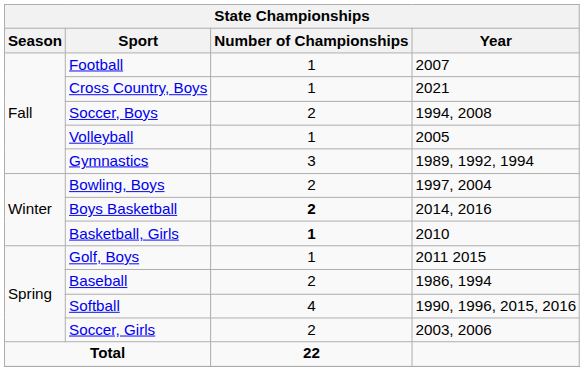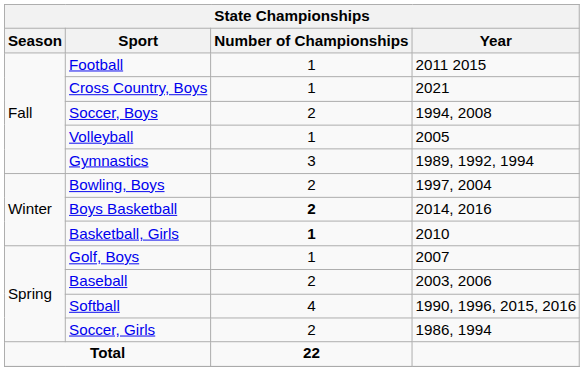(432, 64) 2007 -> (451, 64) 2011 2015
(451, 257) 2011 2015 -> (432, 257) 2007
(454, 281) 1986, 1994 -> (454, 281) 2003, 2006
(454, 329) 2003, 2006 -> (454, 329) 1986, 1994
